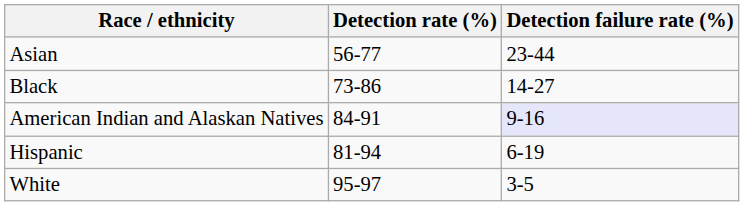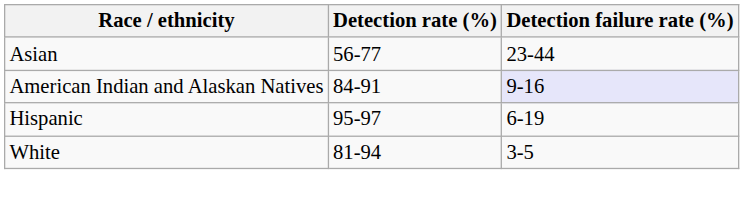- row: (33, 86)
(357, 151) 81-94 -> (357, 119) 95-97
(357, 184) 95-97 -> (357, 151) 81-94
